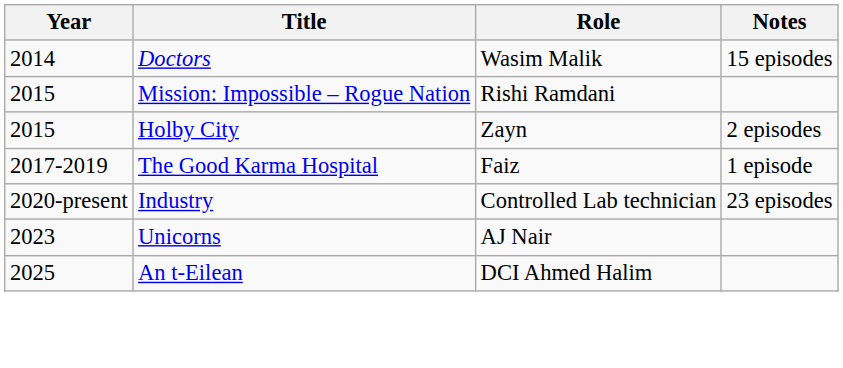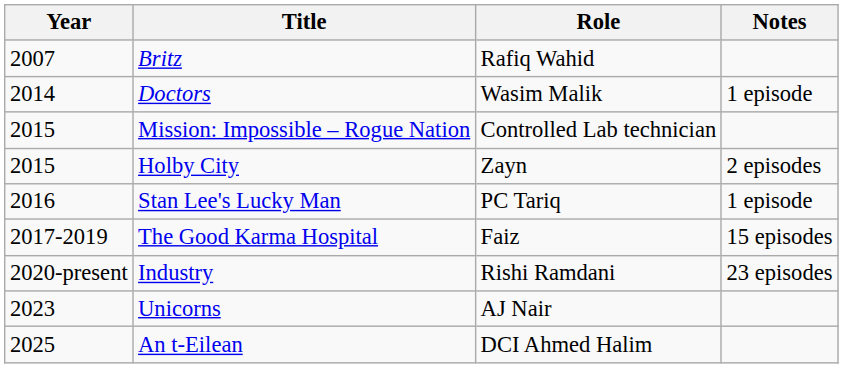+ row: (160, 58)
(780, 58) 15 episodes -> (769, 93) 1 episode
(548, 93) Rishi Ramdani -> (598, 129) Controlled Lab technician
+ row: (239, 201)
(769, 165) 1 episode -> (780, 237) 15 episodes
(598, 201) Controlled Lab technician -> (548, 272) Rishi Ramdani
